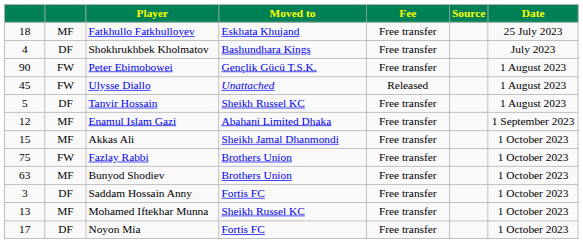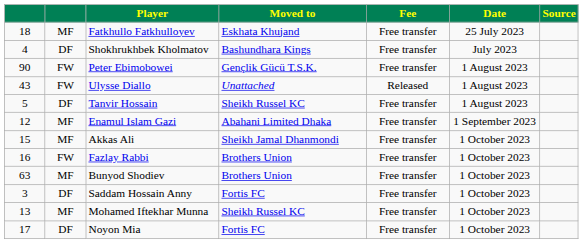columns swapped: (533, 13) <-> (469, 13)
(25, 85) 45 -> (25, 85) 43
(25, 157) 75 -> (25, 157) 16
